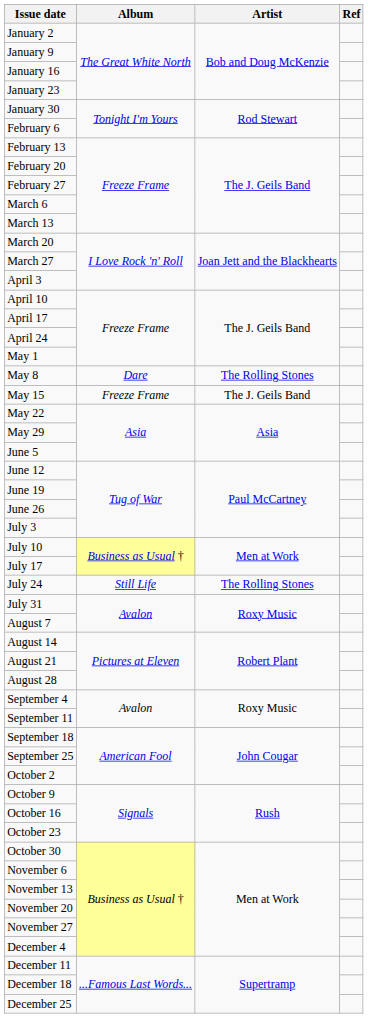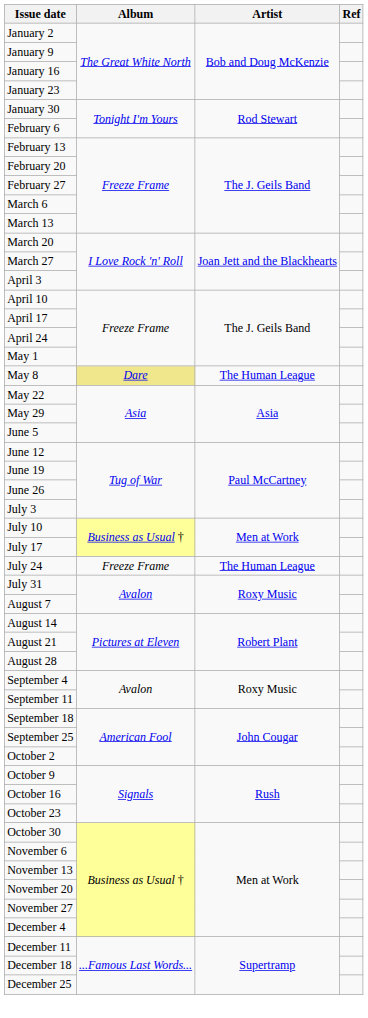(136, 375) no background -> (136, 375) khaki background
(267, 375) The Rolling Stones -> (267, 375) The Human League
- row: (26, 394)
(136, 584) Still Life -> (136, 565) Freeze Frame
(267, 584) The Rolling Stones -> (267, 565) The Human League
